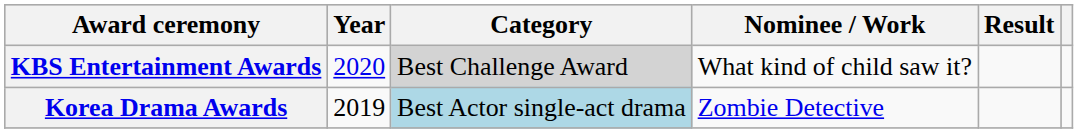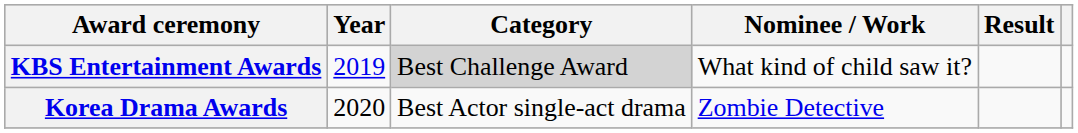(359, 66) 2020 -> (359, 66) 2019
(359, 107) 2019 -> (359, 107) 2020
(541, 107) lightblue background -> (541, 107) no background
